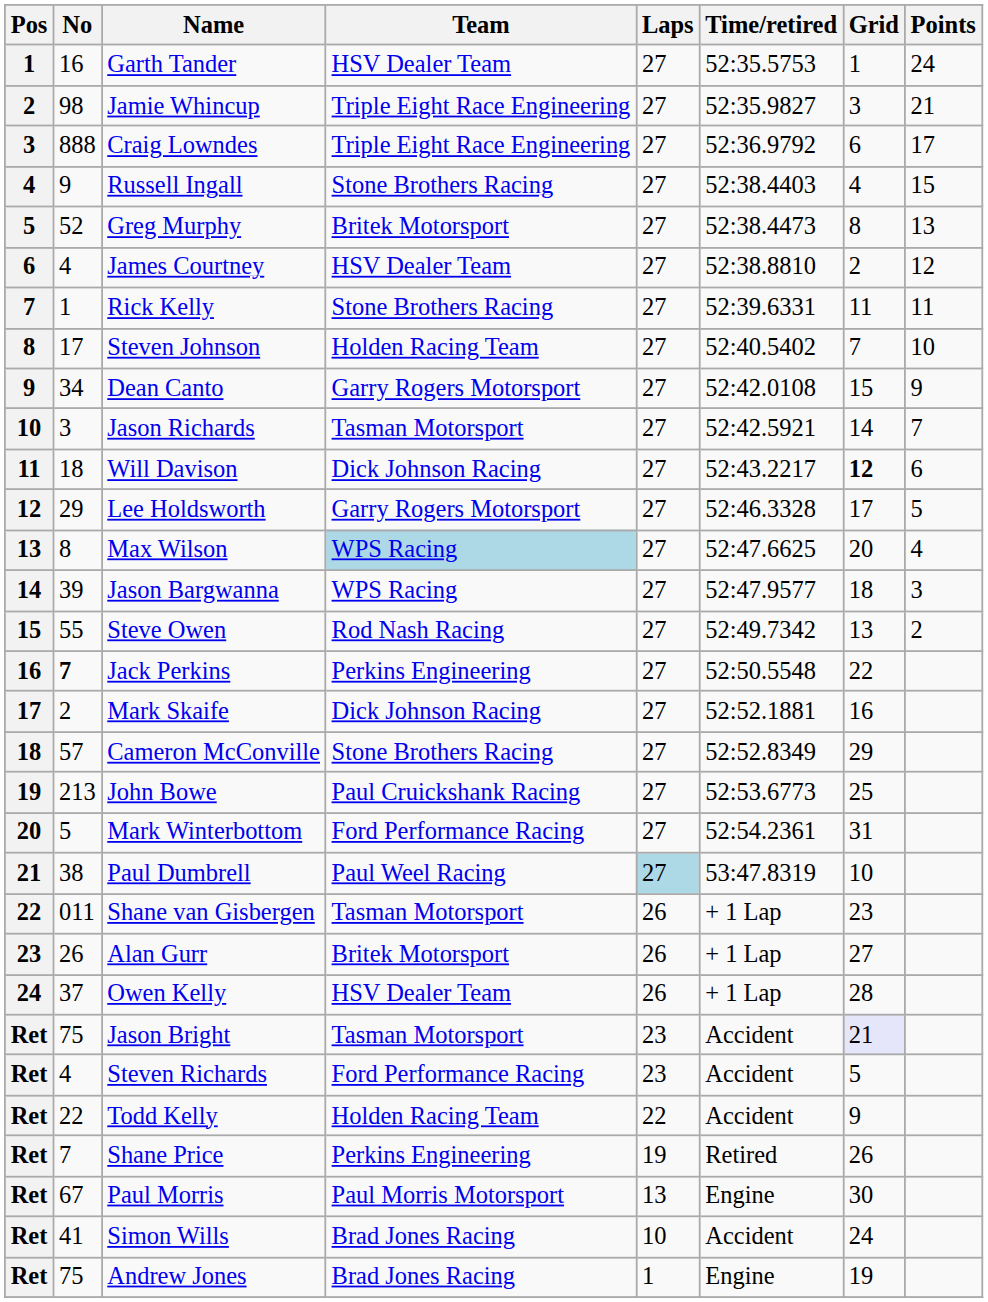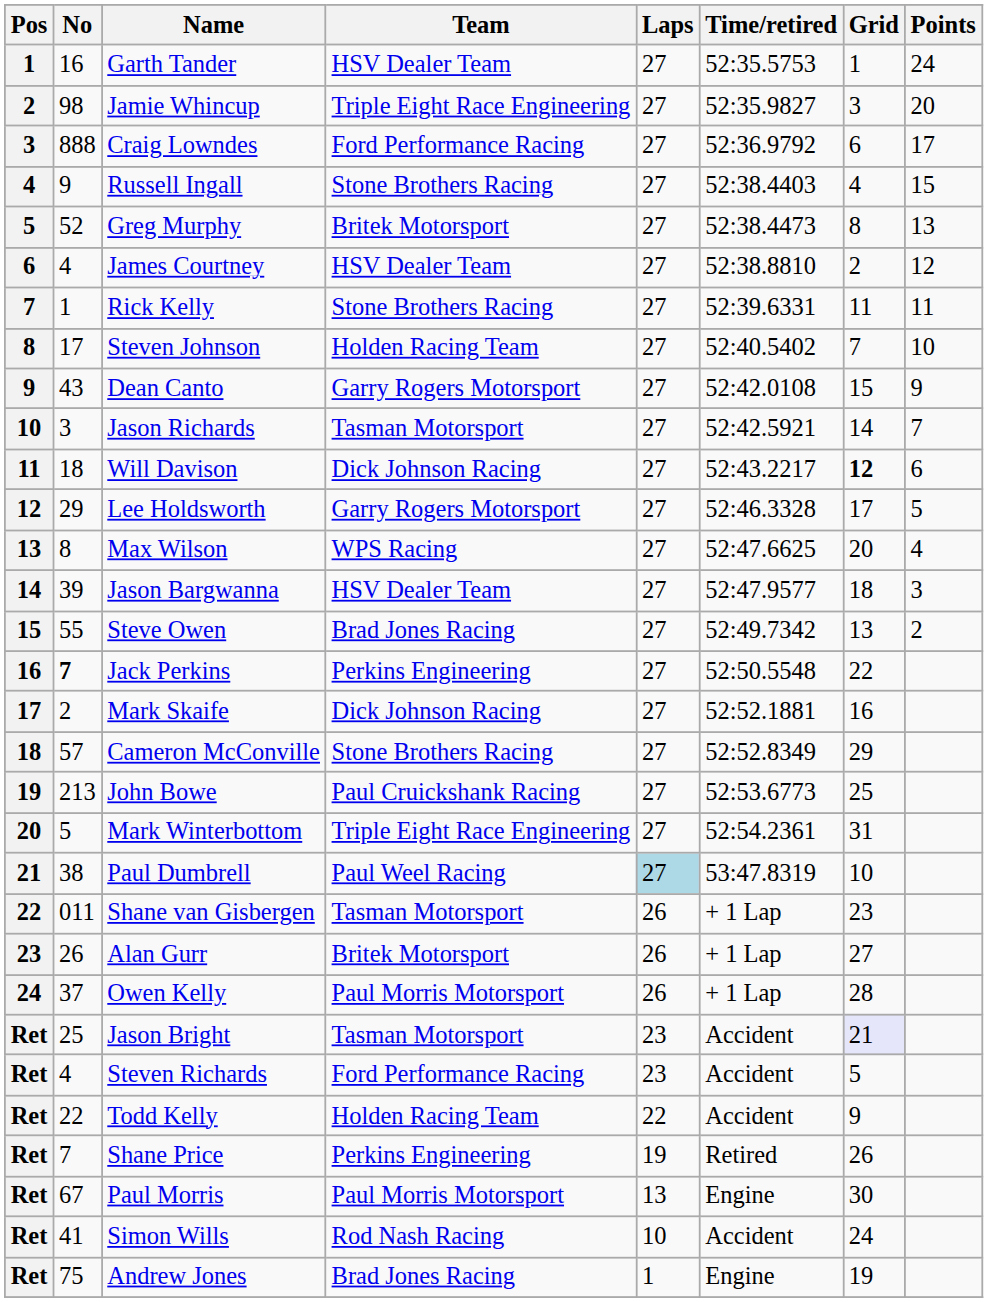(923, 105) 21 -> (923, 105) 20
(481, 145) Triple Eight Race Engineering -> (458, 145) Ford Performance Racing
(71, 387) 34 -> (71, 387) 43
(394, 549) lightblue background -> (394, 549) no background
(394, 589) WPS Racing -> (421, 589) HSV Dealer Team
(418, 630) Rod Nash Racing -> (423, 630) Brad Jones Racing
(458, 832) Ford Performance Racing -> (481, 832) Triple Eight Race Engineering
(421, 993) HSV Dealer Team -> (448, 993) Paul Morris Motorsport
(71, 1033) 75 -> (71, 1033) 25
(423, 1235) Brad Jones Racing -> (418, 1235) Rod Nash Racing
